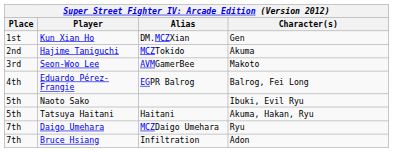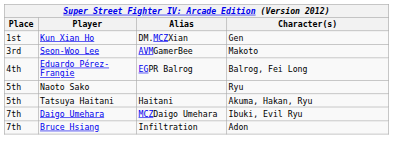- row: (79, 51)
(267, 101) Ibuki, Evil Ryu -> (236, 87) Ryu
(237, 127) Ryu -> (266, 114) Ibuki, Evil Ryu
